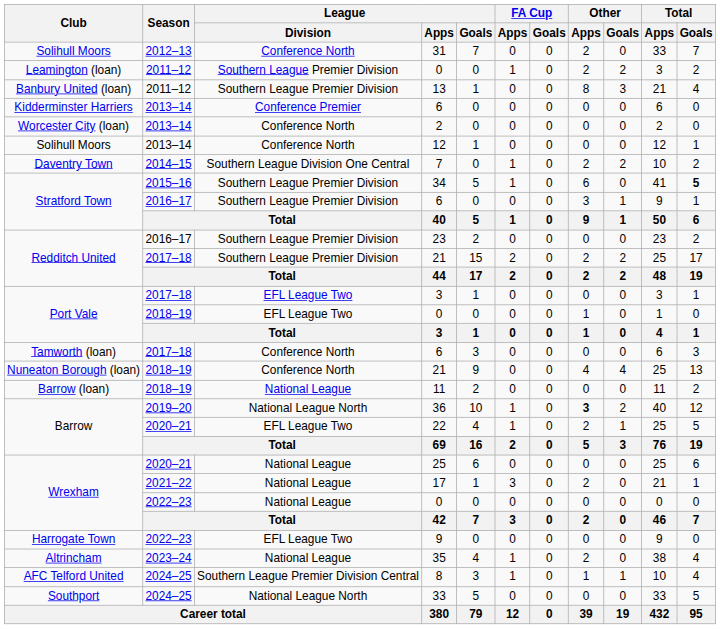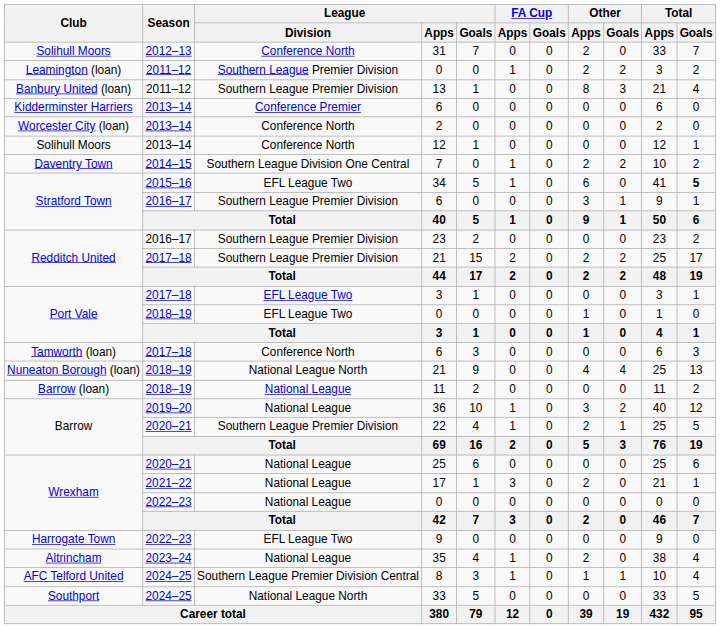(308, 182) Southern League Premier Division -> (308, 182) EFL League Two
(308, 370) Conference North -> (308, 370) National League North
(308, 408) National League North -> (308, 408) National League
(586, 408) bold -> (586, 408) normal
(308, 426) EFL League Two -> (308, 426) Southern League Premier Division
